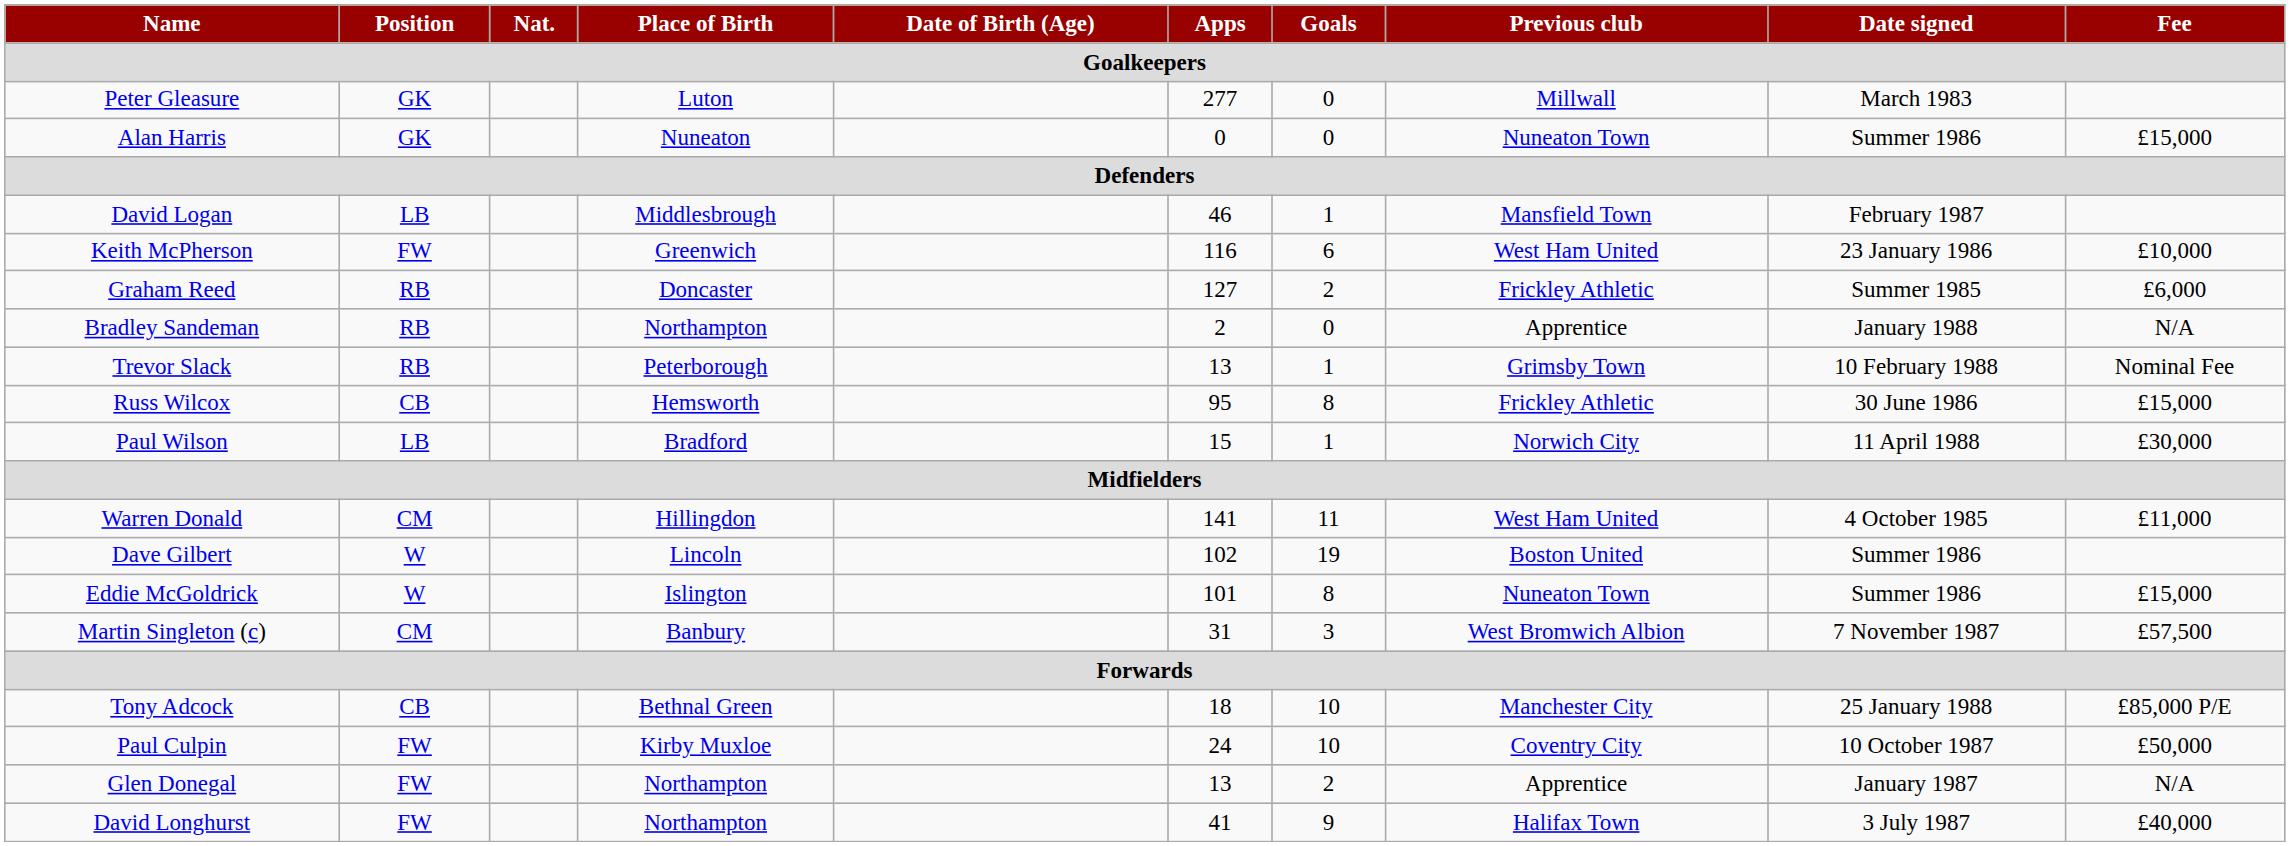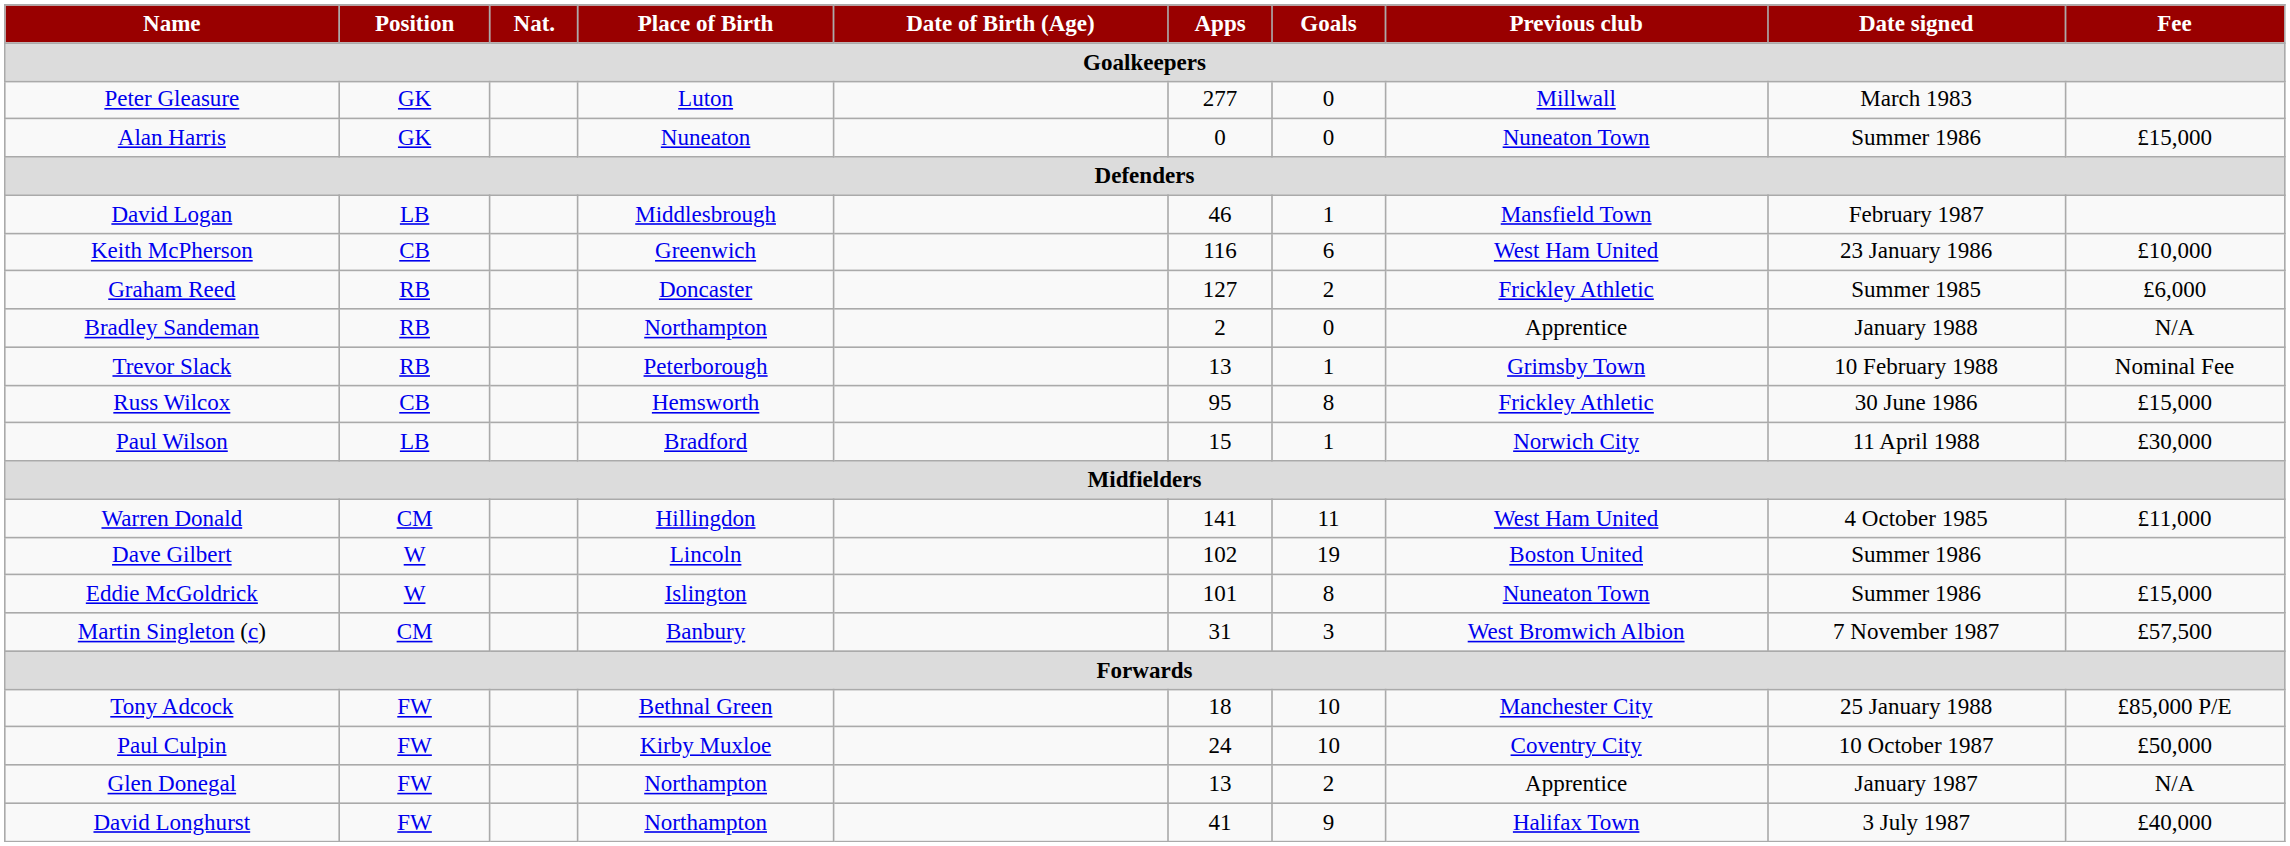(415, 251) FW -> (415, 251) CB
(415, 707) CB -> (415, 707) FW
